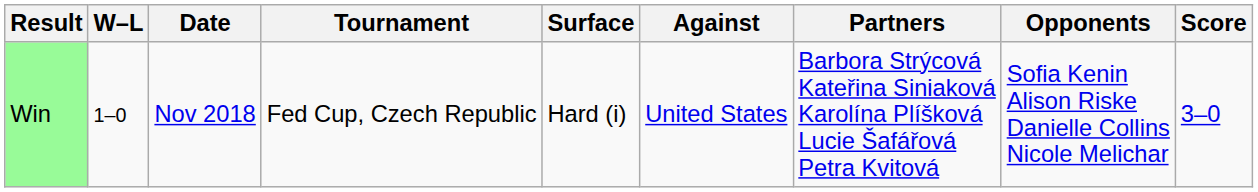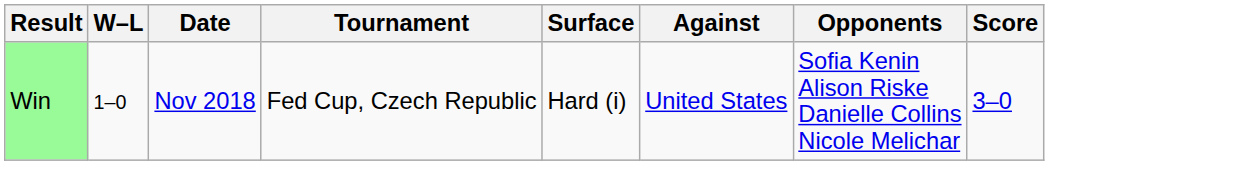- column: (897, 23)
